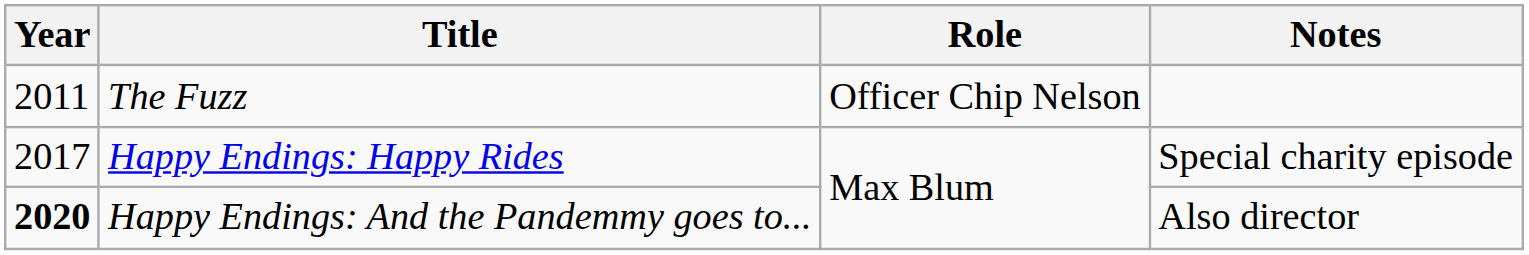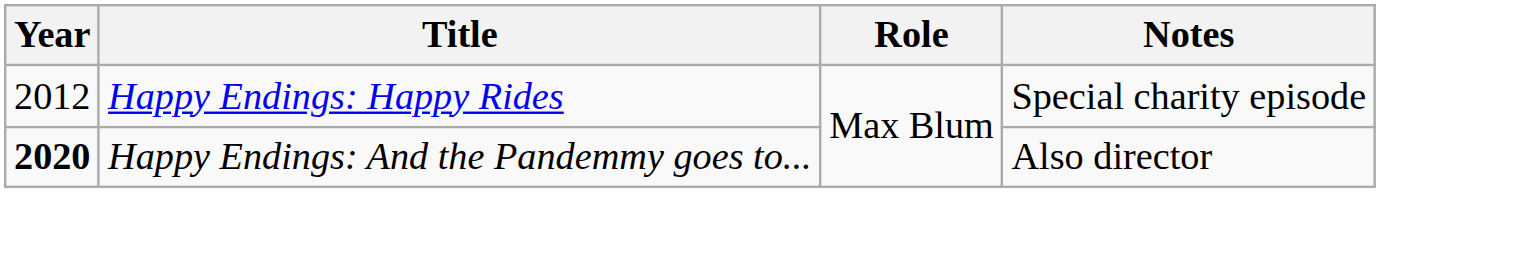- row: (178, 95)
(52, 156) 2017 -> (52, 95) 2012
